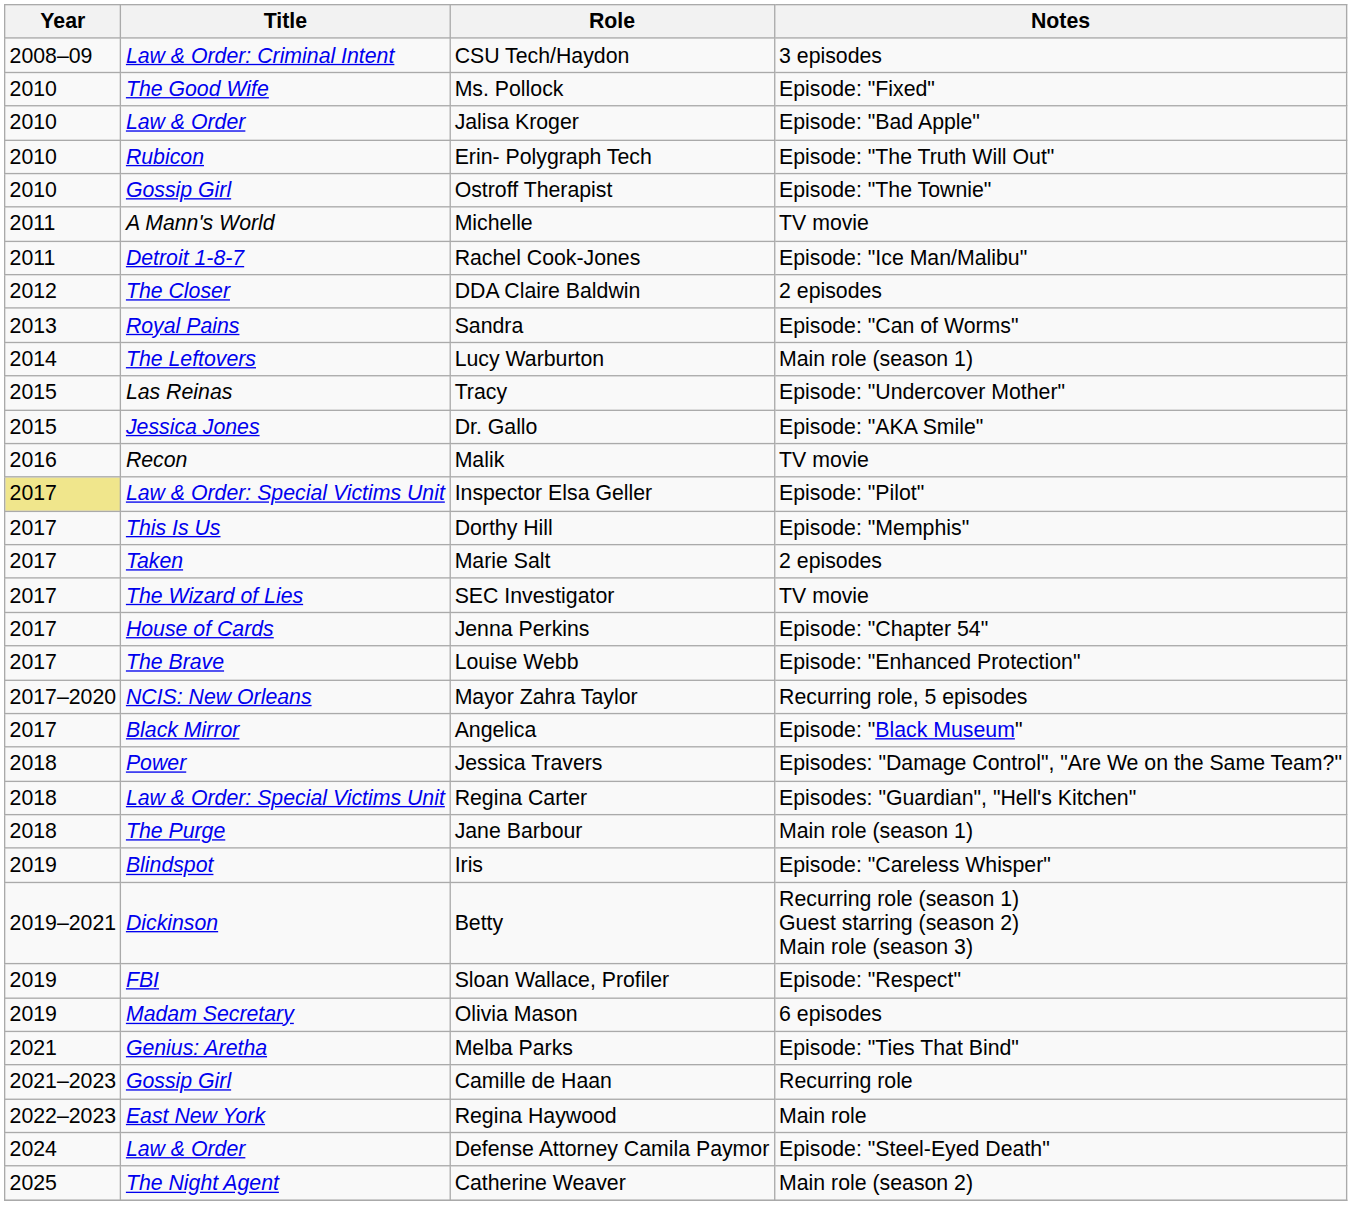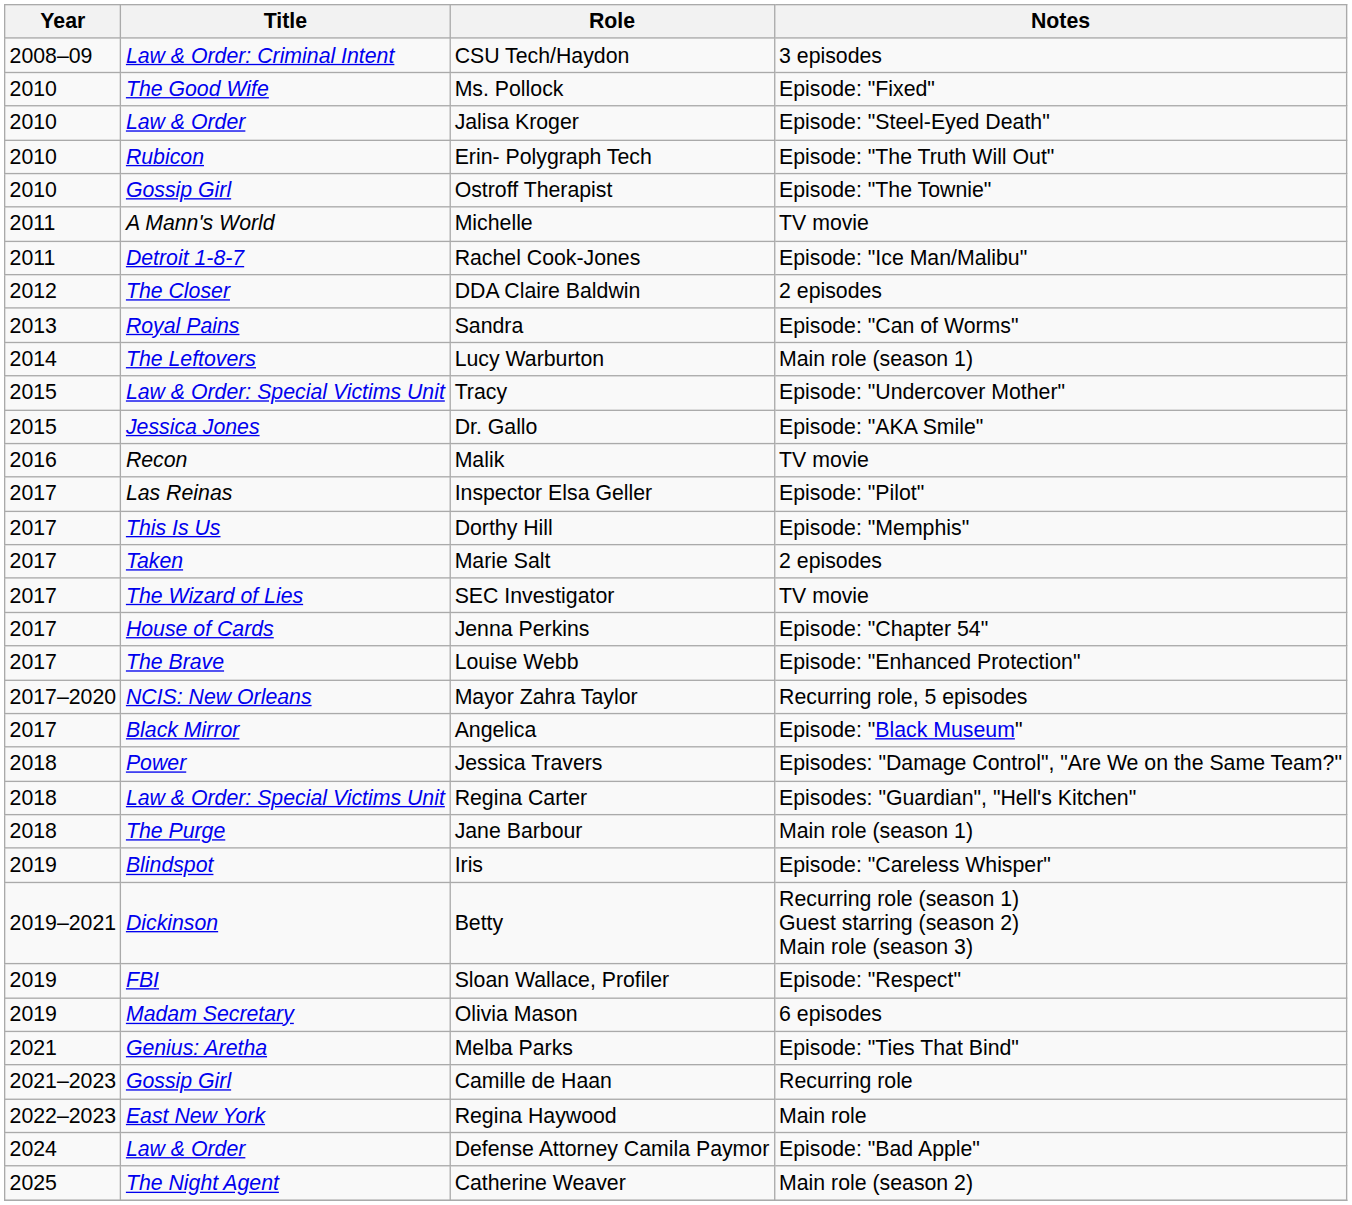(879, 122) Episode: "Bad Apple" -> (914, 122) Episode: "Steel-Eyed Death"
(179, 392) Las Reinas -> (285, 392) Law & Order: Special Victims Unit
(33, 493) khaki background -> (33, 493) no background
(285, 493) Law & Order: Special Victims Unit -> (179, 493) Las Reinas
(914, 1149) Episode: "Steel-Eyed Death" -> (879, 1149) Episode: "Bad Apple"
